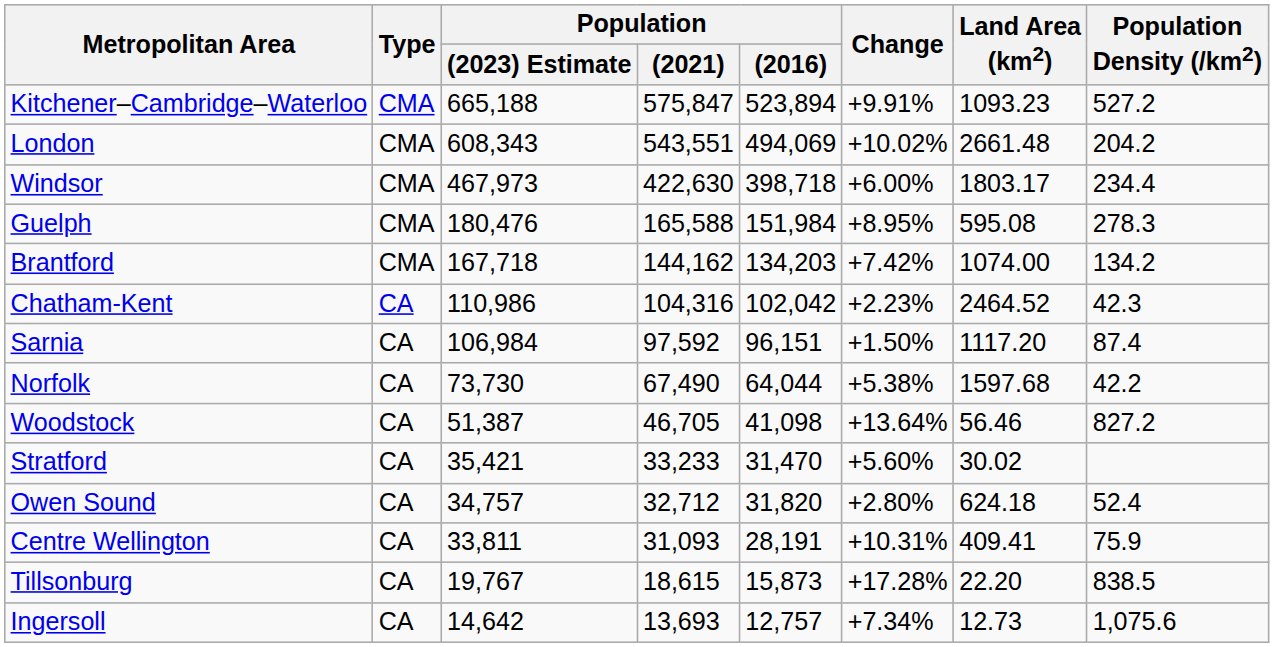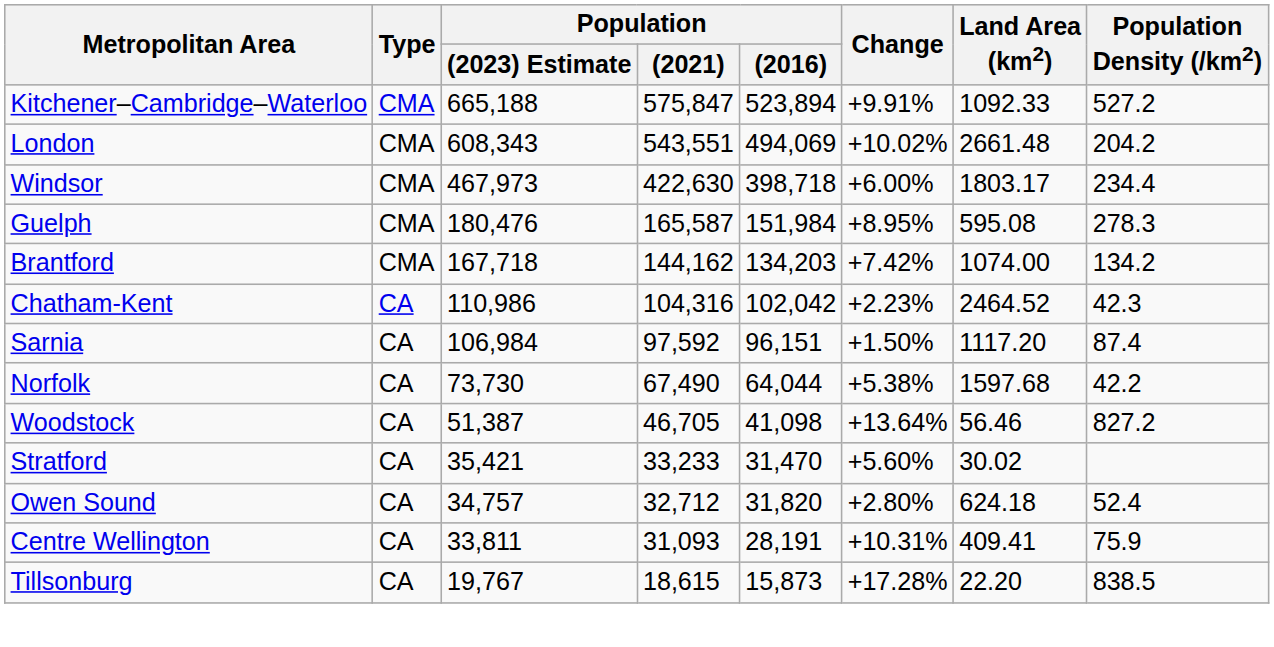(1005, 104) 1093.23 -> (1005, 104) 1092.33
(688, 223) 165,588 -> (688, 223) 165,587
- row: (58, 622)
